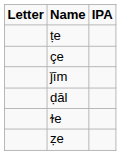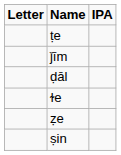- row: (57, 56)
+ row: (58, 139)
